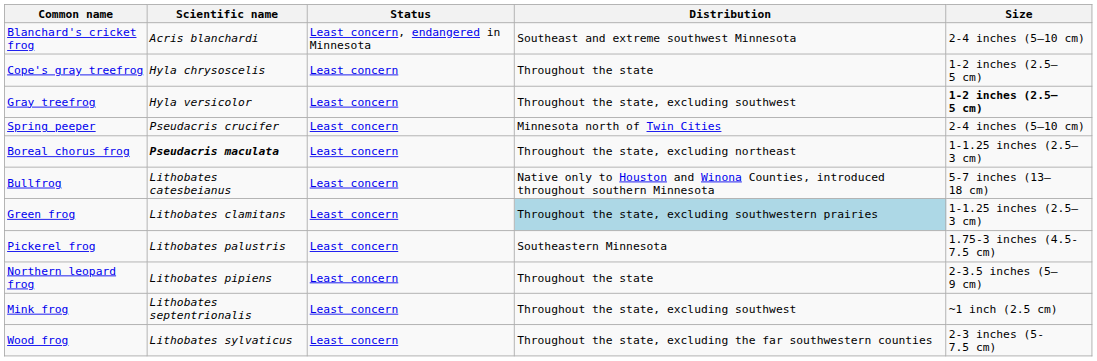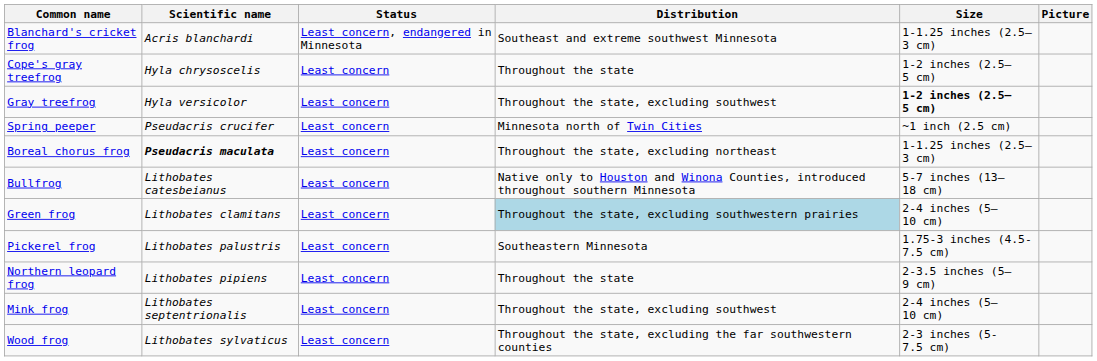+ column: (1065, 14)
(1017, 39) 2-4 inches (5–10 cm) -> (967, 39) 1-1.25 inches (2.5–3 cm)
(1017, 127) 2-4 inches (5–10 cm) -> (957, 127) ~1 inch (2.5 cm)
(1013, 214) 1-1.25 inches (2.5–3 cm) -> (950, 214) 2-4 inches (5–10 cm)
(1003, 309) ~1 inch (2.5 cm) -> (950, 309) 2-4 inches (5–10 cm)
